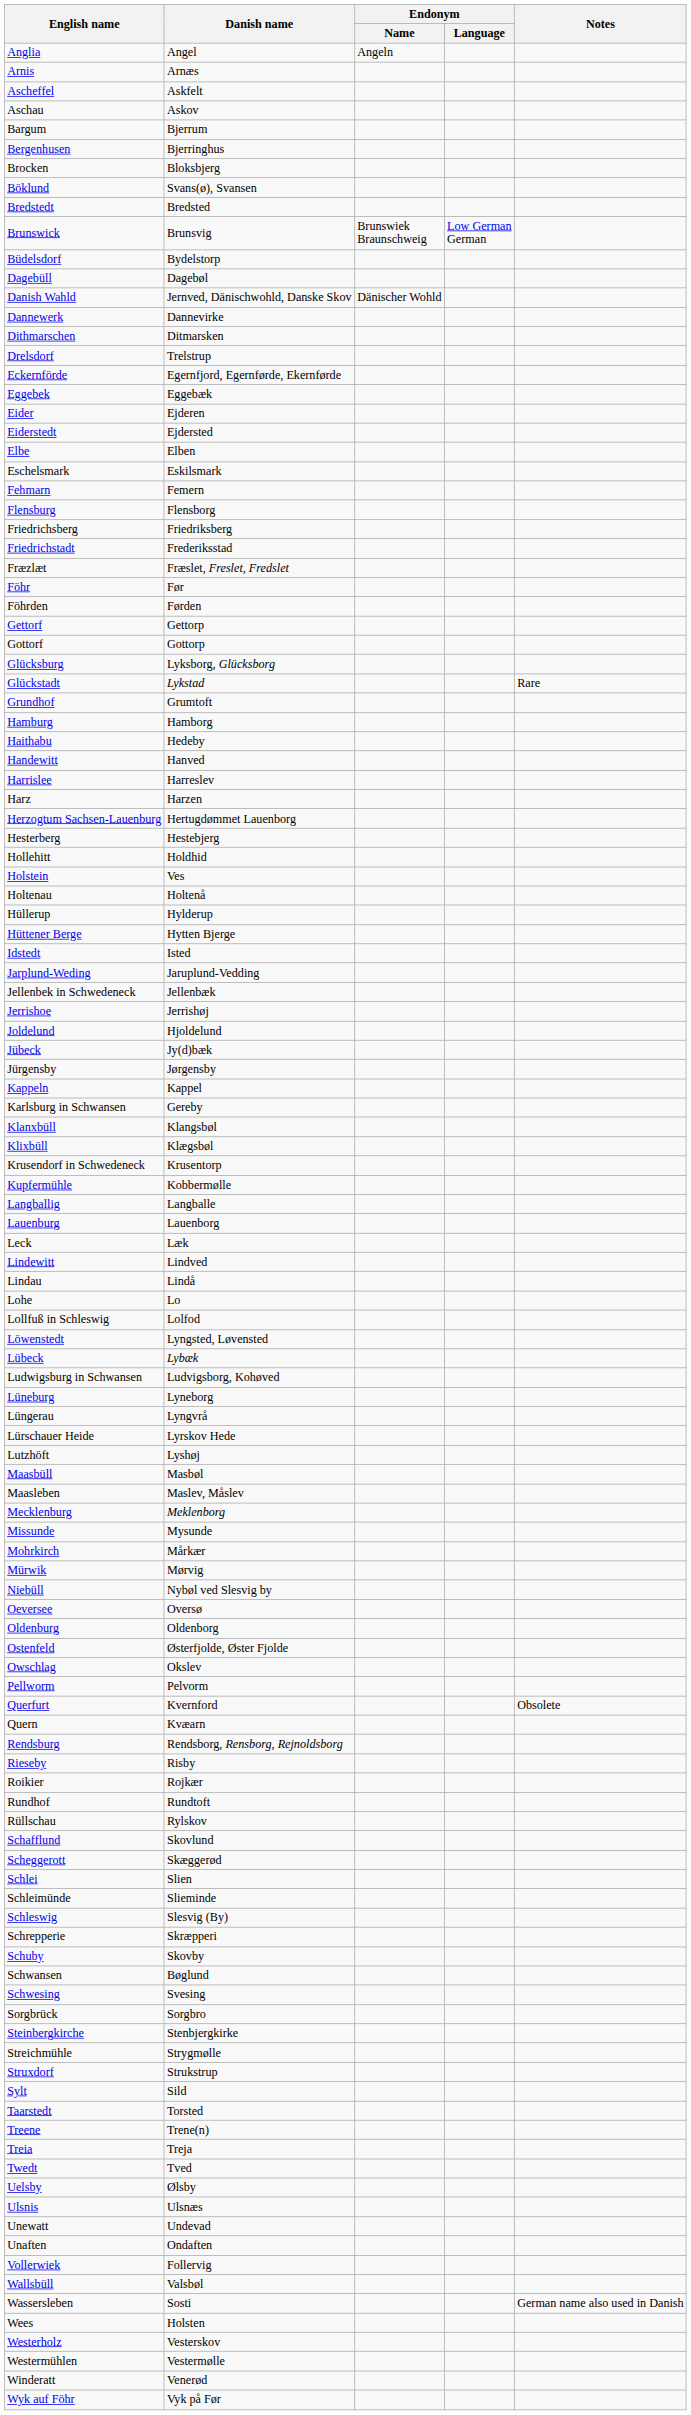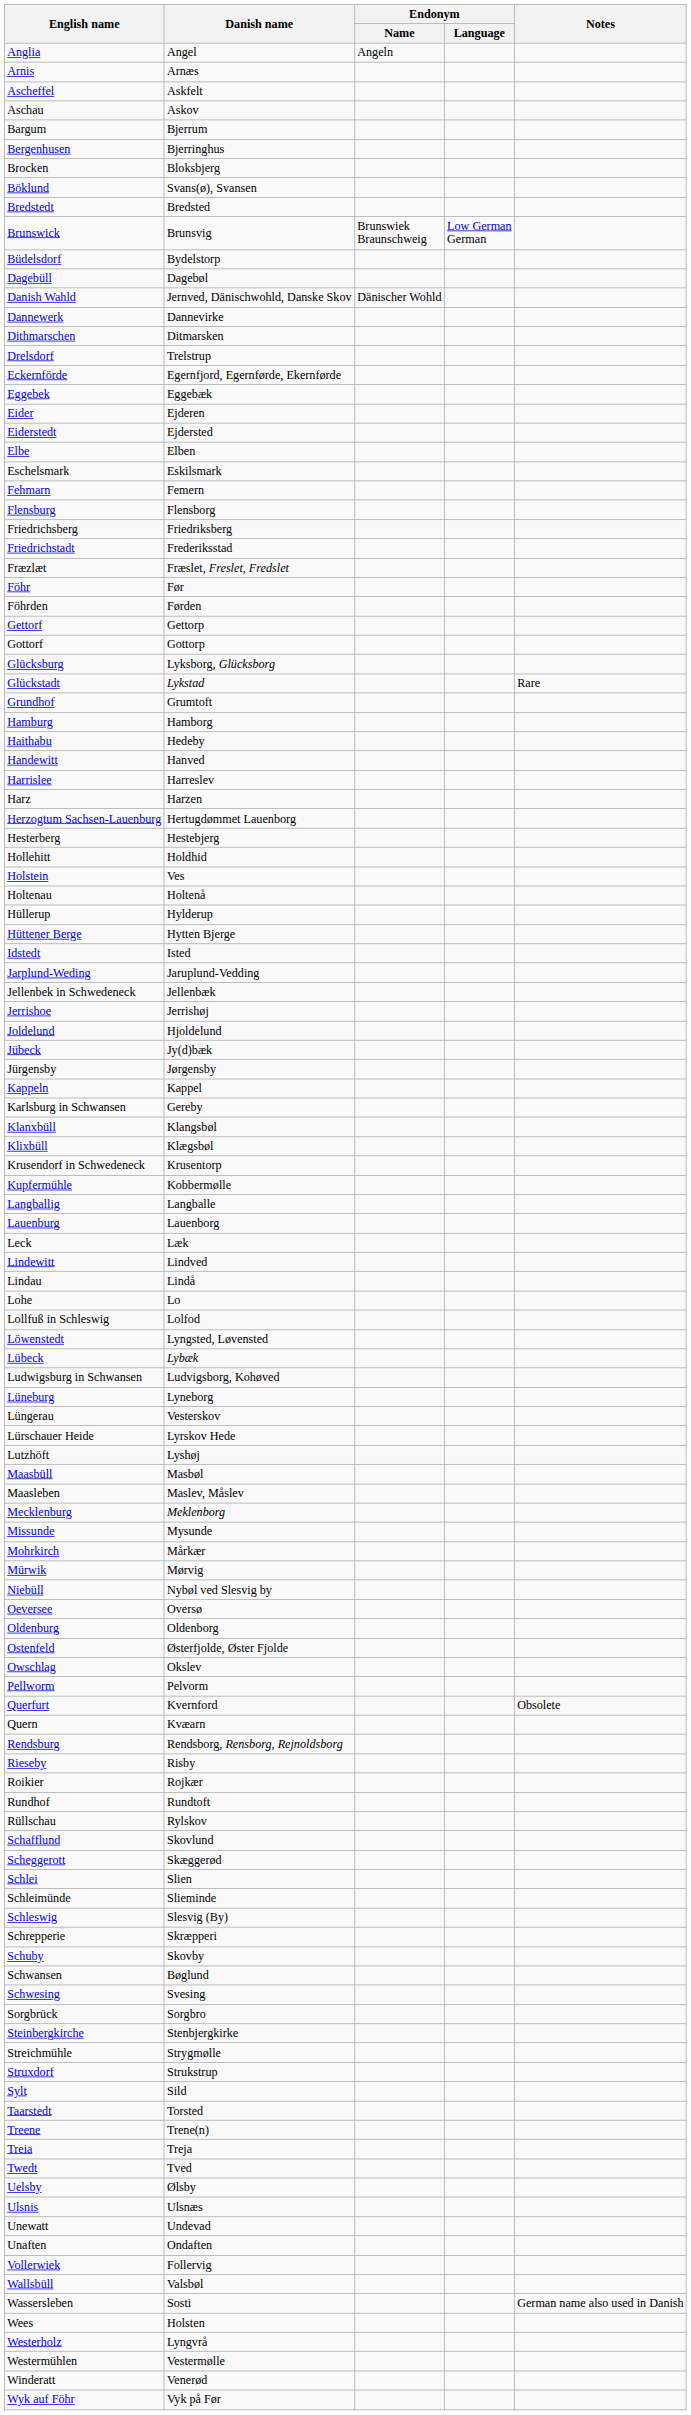(187, 1416) Lyngvrå -> (194, 1416) Vesterskov
(194, 2342) Vesterskov -> (187, 2342) Lyngvrå
